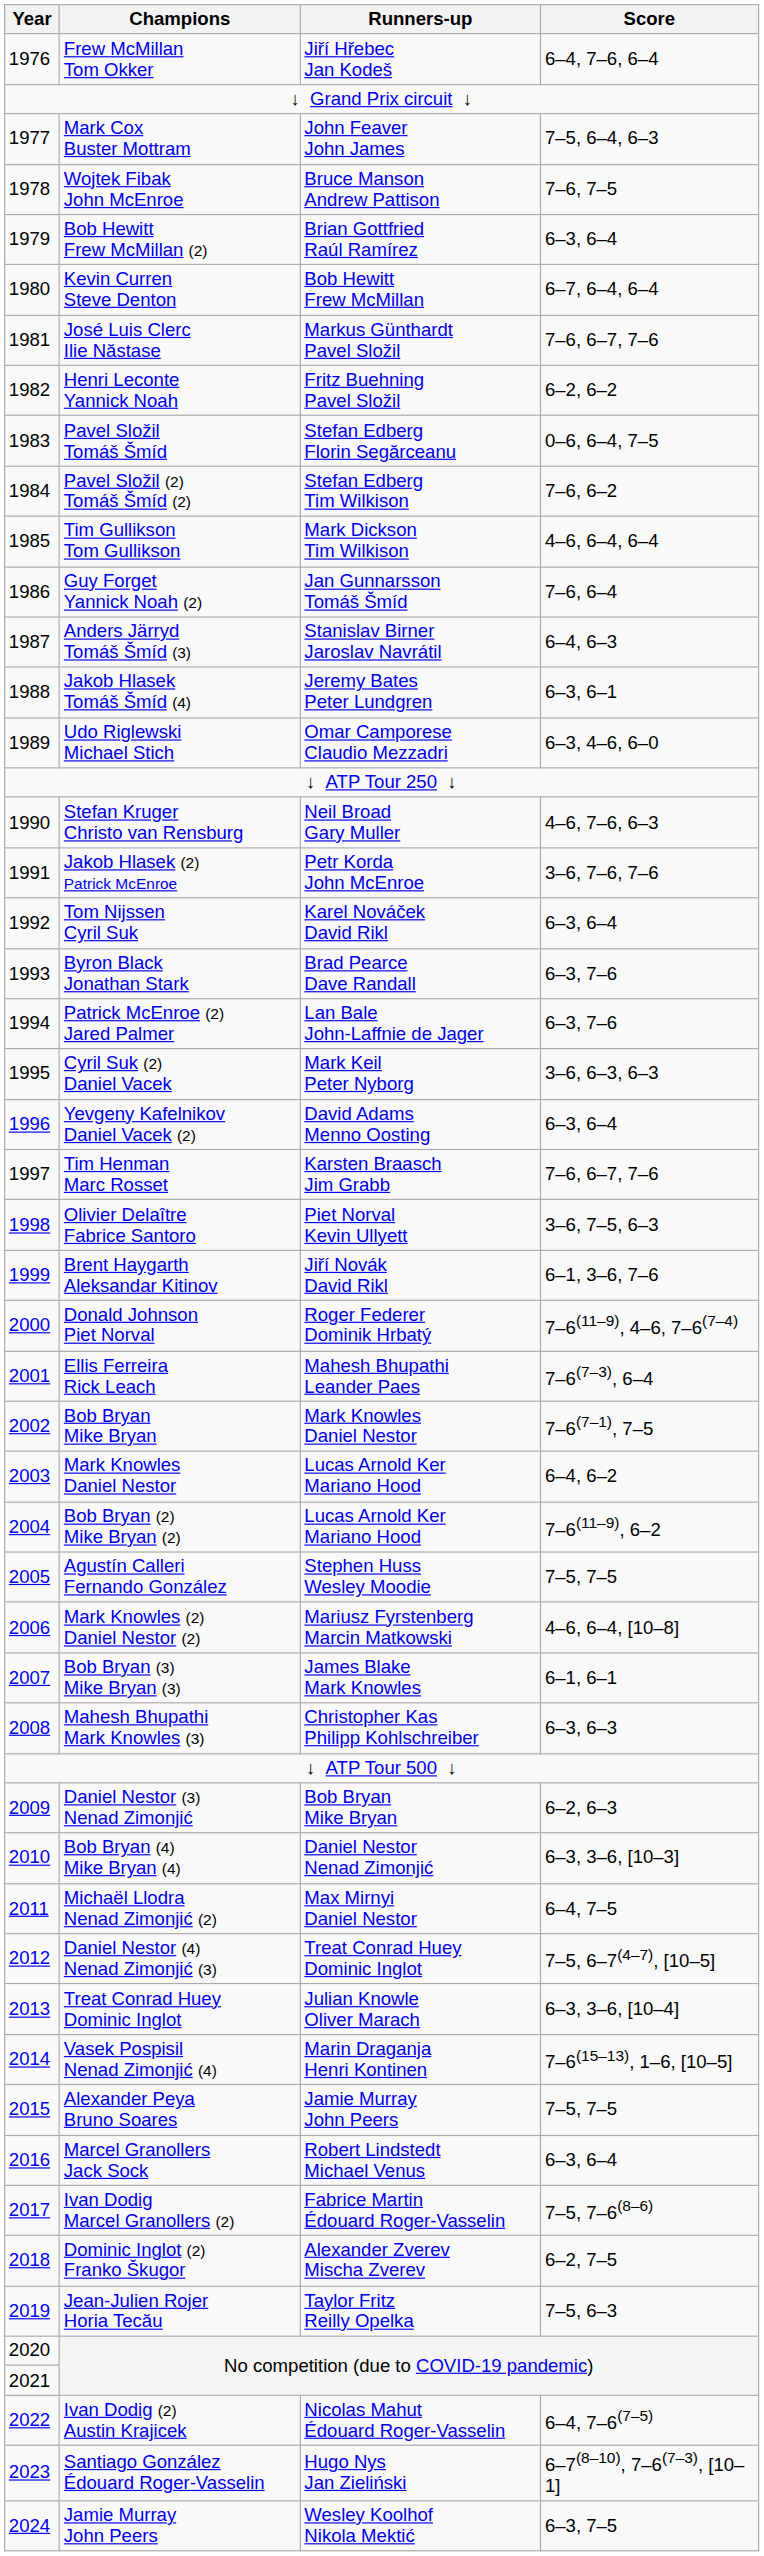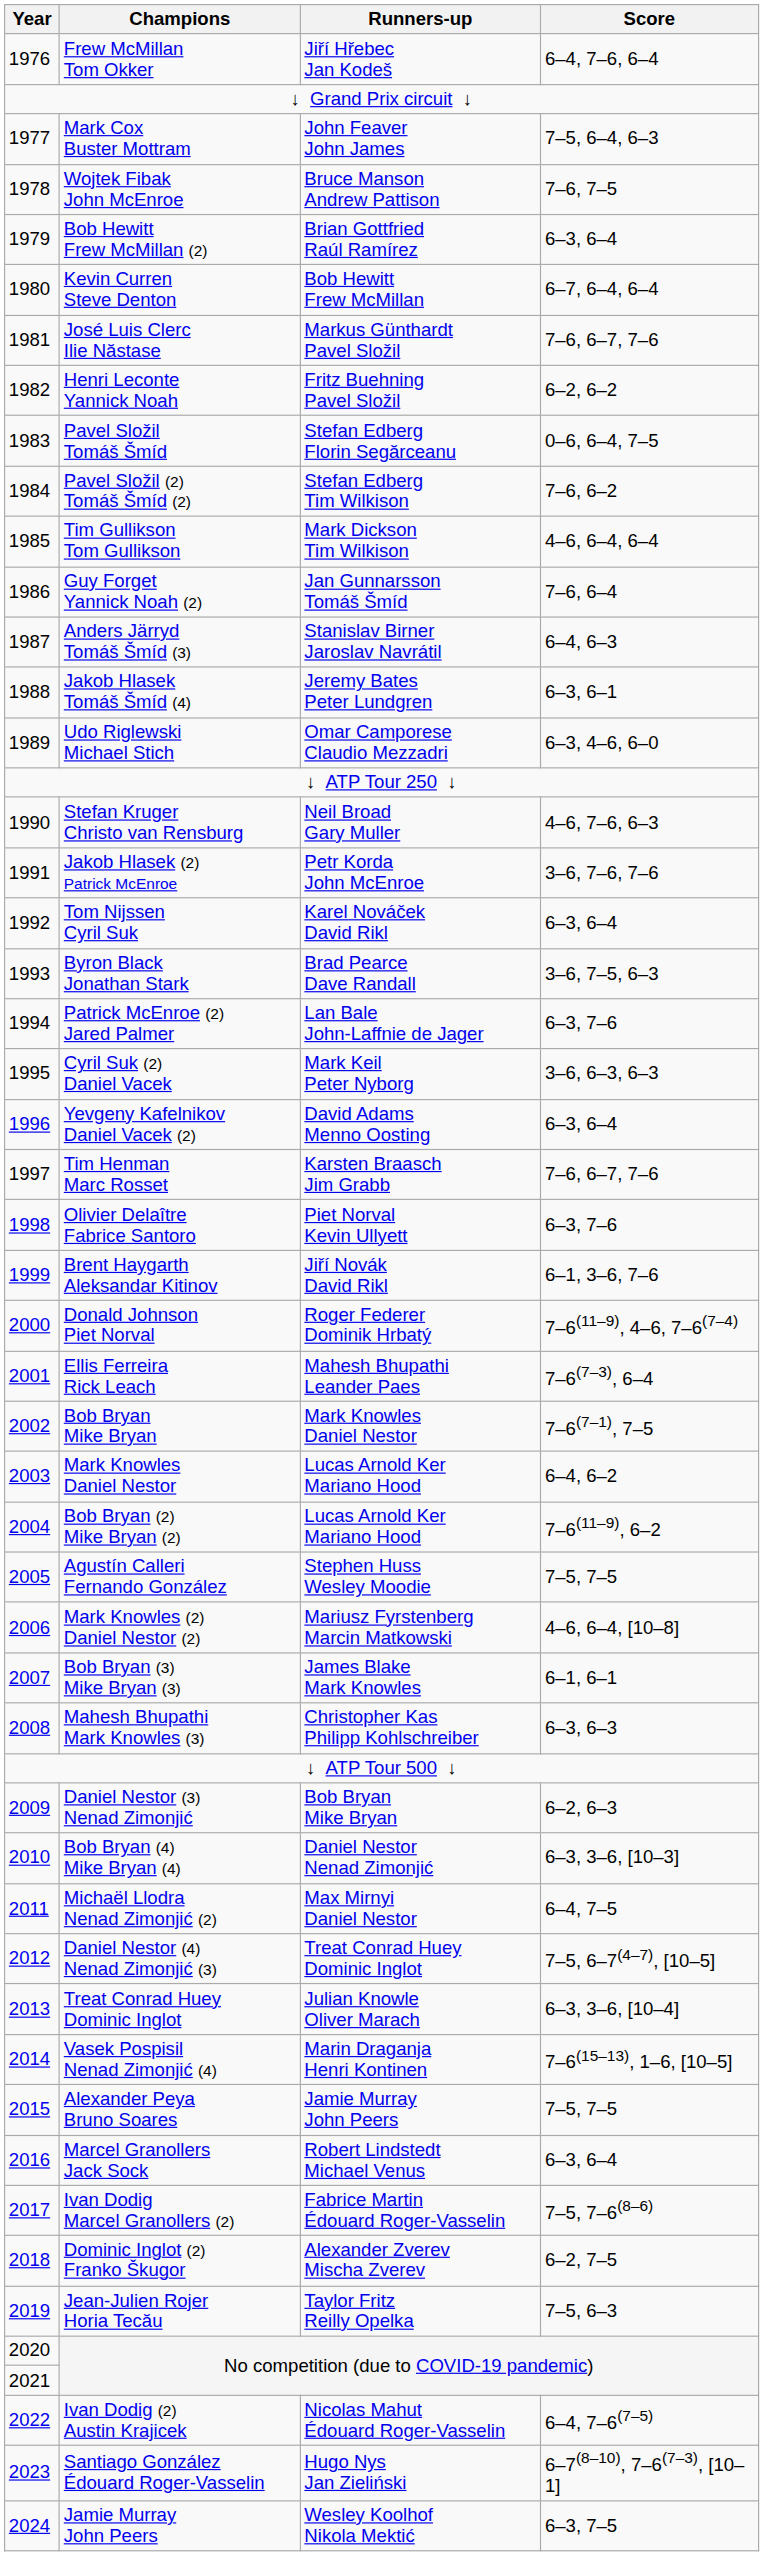(581, 973) 6–3, 7–6 -> (602, 973) 3–6, 7–5, 6–3
(602, 1224) 3–6, 7–5, 6–3 -> (581, 1224) 6–3, 7–6
